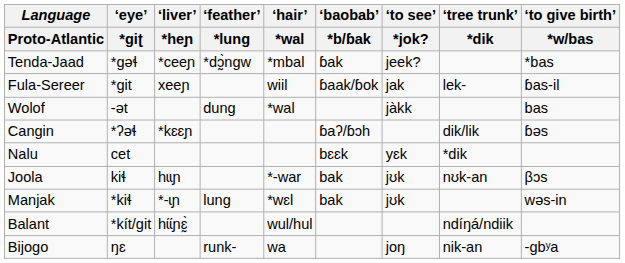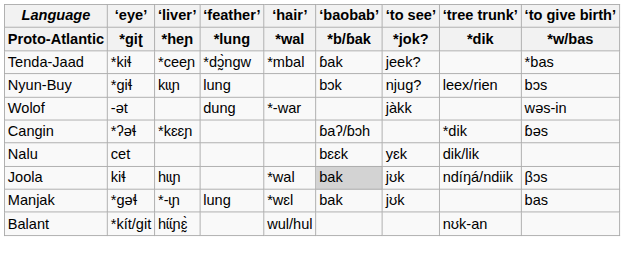(124, 62) *gəɬ -> (121, 62) *kiɬ
- row: (46, 85)
+ row: (40, 85)
(281, 108) *wal -> (284, 108) *-war
(536, 108) bas -> (546, 108) wəs-in
(461, 131) dik/lik -> (455, 131) *dik
(455, 154) *dik -> (461, 154) dik/lik
(284, 177) *-war -> (281, 177) *wal
(331, 177) no background -> (331, 177) lightgrey background
(465, 177) nʊk-an -> (478, 177) ndíŋá/ndiik
(121, 200) *kiɬ -> (124, 200) *gəɬ
(546, 200) wəs-in -> (536, 200) bas
(478, 223) ndíŋá/ndiik -> (465, 223) nʊk-an
- row: (28, 246)
